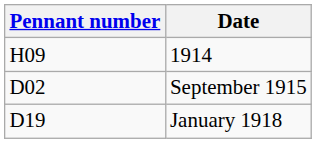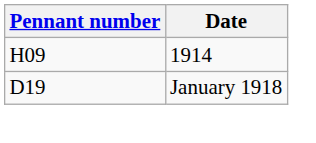- row: (238, 87)
